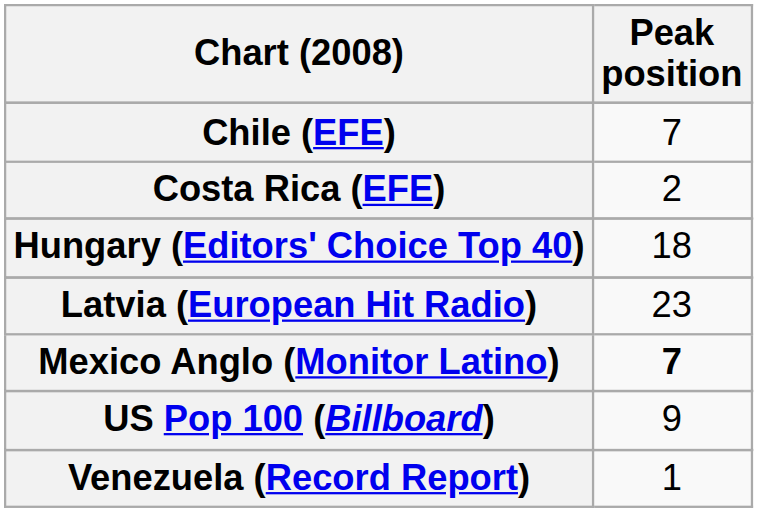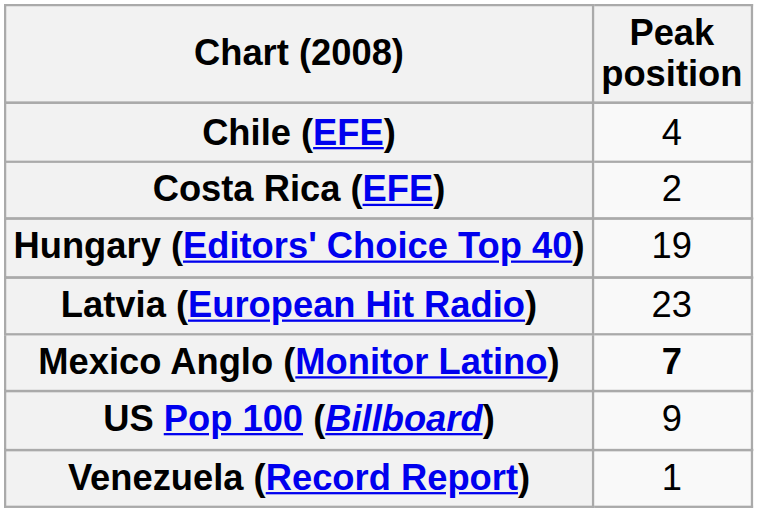(672, 131) 7 -> (672, 131) 4
(672, 246) 18 -> (672, 246) 19
